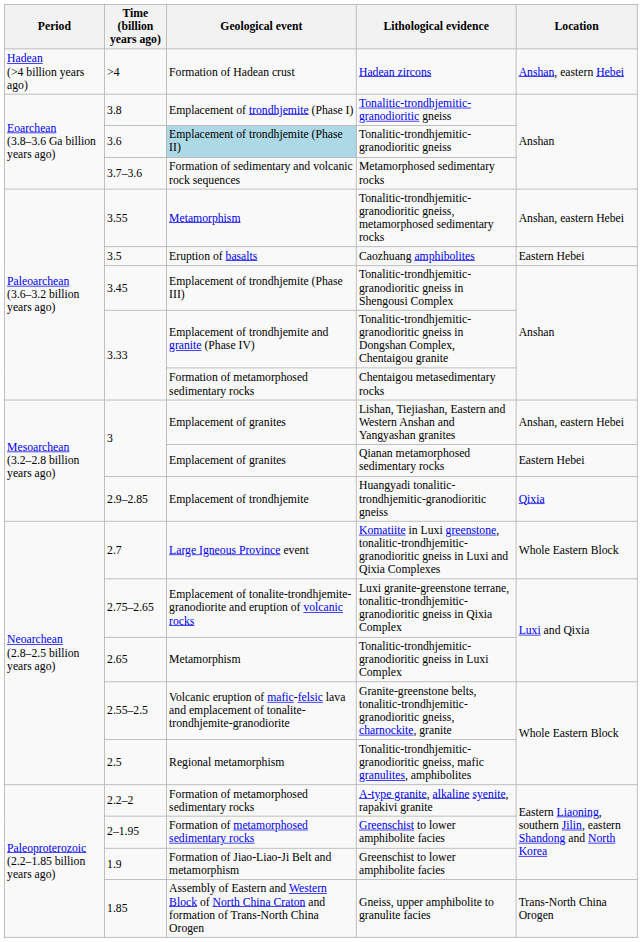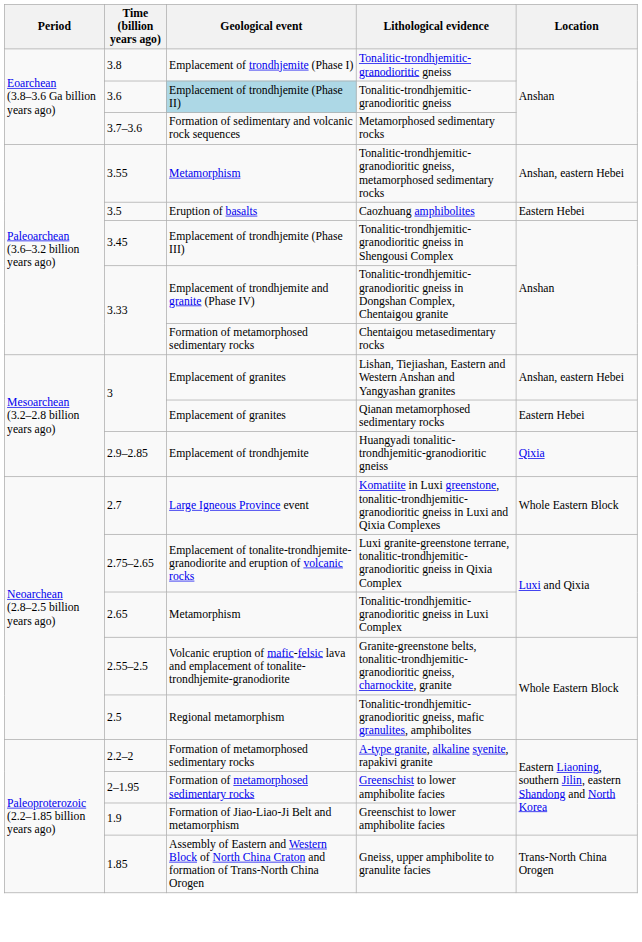- row: (113, 71)
